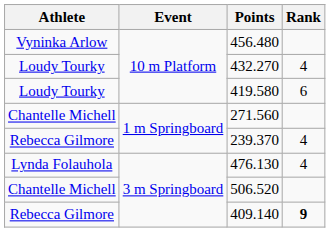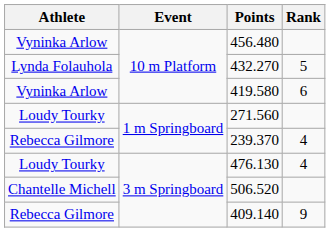(62, 66) Loudy Tourky -> (62, 66) Lynda Folauhola
(303, 66) 4 -> (303, 66) 5
(62, 91) Loudy Tourky -> (62, 91) Vyninka Arlow
(62, 116) Chantelle Michell -> (62, 116) Loudy Tourky
(62, 165) Lynda Folauhola -> (62, 165) Loudy Tourky
(303, 214) bold -> (303, 214) normal
